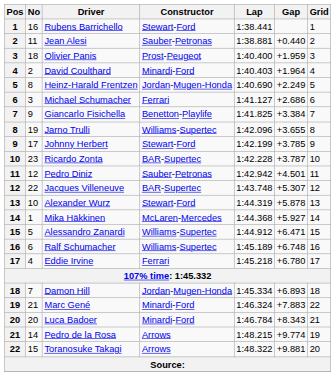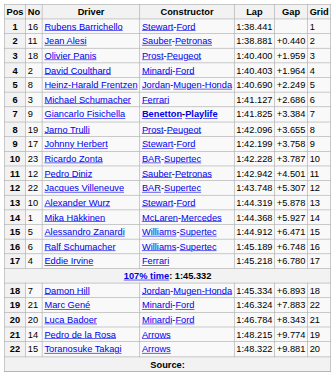(177, 115) normal -> (180, 115) bold
(179, 129) Williams-Supertec -> (172, 129) Prost-Peugeot
(291, 144) +3.785 -> (291, 144) +3.758
